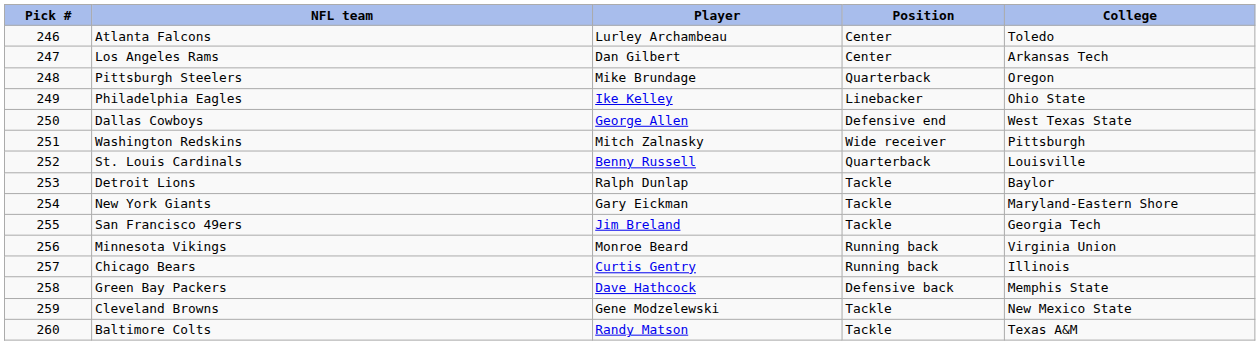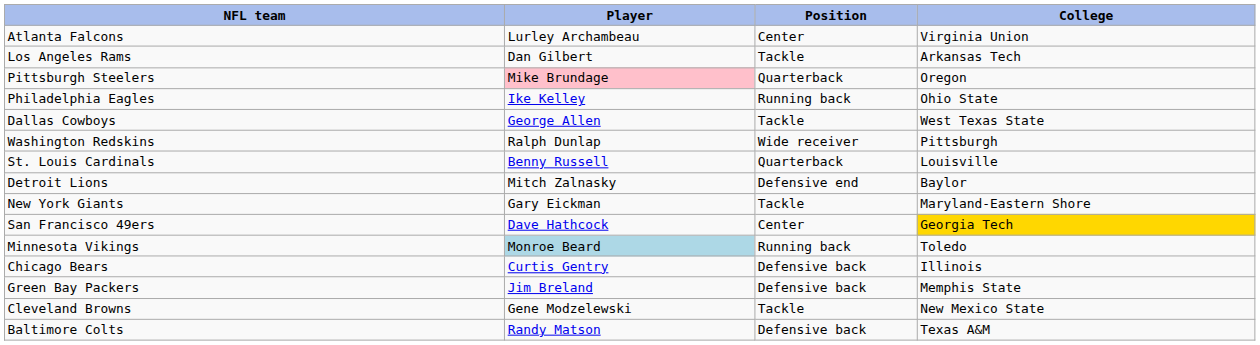- column: (48, 15)
(1031, 36) Toledo -> (975, 36) Virginia Union
(869, 57) Center -> (781, 57) Tackle
(646, 78) no background -> (558, 78) pink background
(884, 99) Linebacker -> (804, 99) Running back
(896, 120) Defensive end -> (781, 120) Tackle
(649, 141) Mitch Zalnasky -> (554, 141) Ralph Dunlap
(642, 183) Ralph Dunlap -> (562, 183) Mitch Zalnasky
(869, 183) Tackle -> (808, 183) Defensive end
(638, 225) Jim Breland -> (558, 225) Dave Hathcock
(869, 225) Tackle -> (781, 225) Center
(1054, 225) no background -> (967, 225) gold background
(642, 246) no background -> (554, 246) lightblue background
(1062, 246) Virginia Union -> (944, 246) Toledo
(892, 267) Running back -> (812, 267) Defensive back
(646, 288) Dave Hathcock -> (550, 288) Jim Breland
(869, 330) Tackle -> (812, 330) Defensive back
